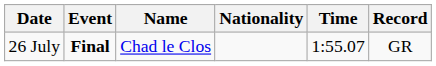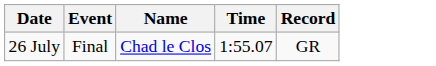- column: (261, 18)
(90, 46) bold -> (90, 46) normal
